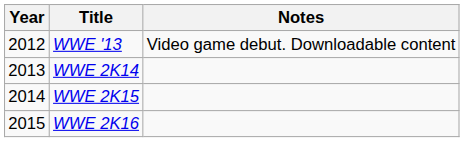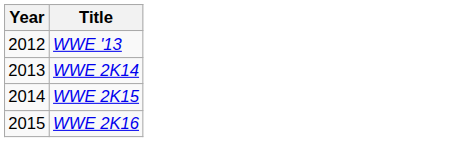- column: (301, 17)
